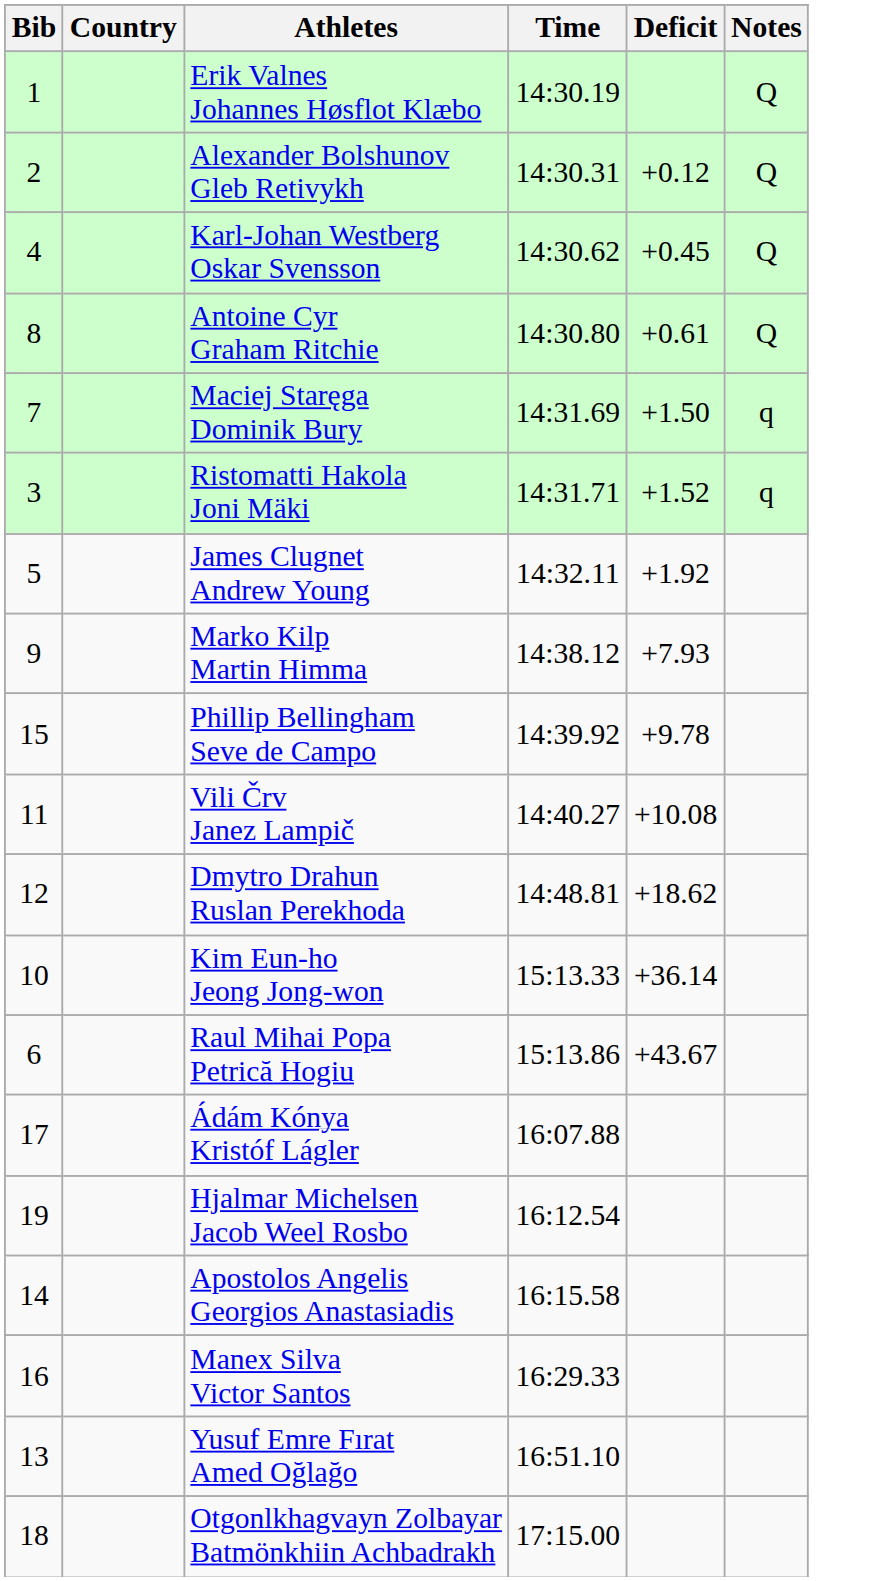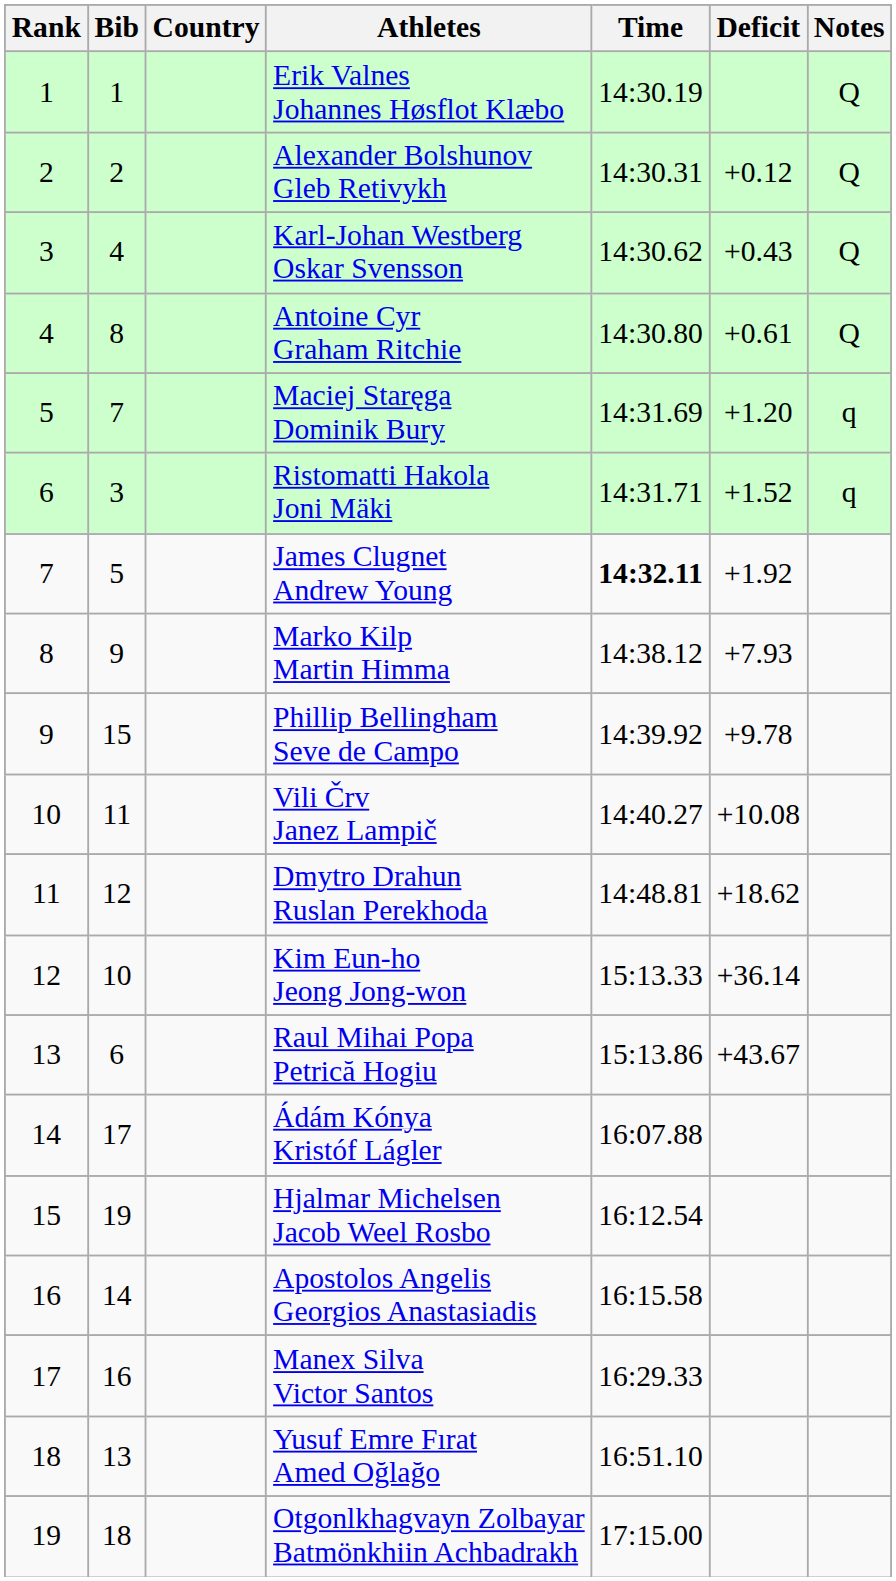+ column: (46, 27)
(676, 252) +0.45 -> (758, 252) +0.43
(676, 412) +1.50 -> (758, 412) +1.20
(568, 573) normal -> (651, 573) bold
